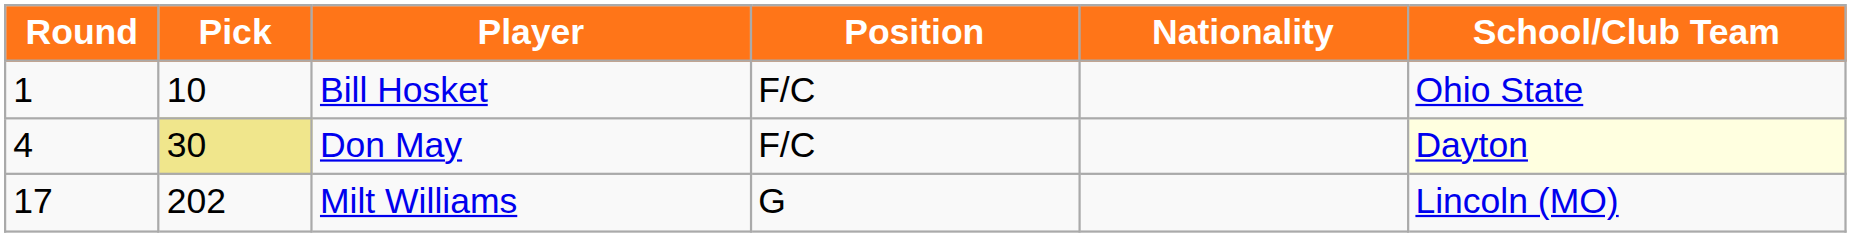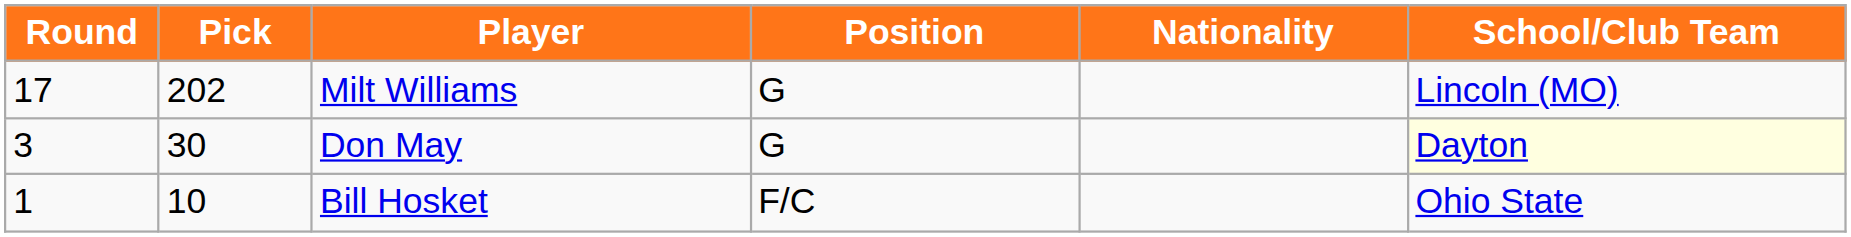rows swapped: (404, 88) <-> (419, 201)
(23, 145) 4 -> (23, 145) 3
(186, 145) khaki background -> (186, 145) no background
(787, 145) F/C -> (772, 145) G
